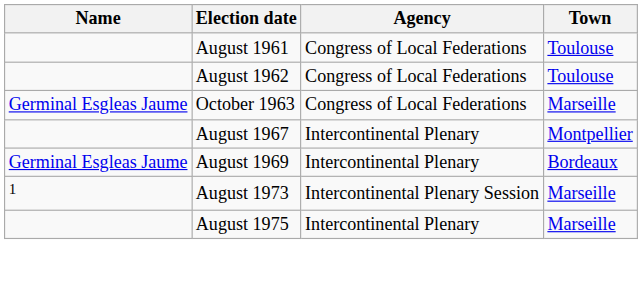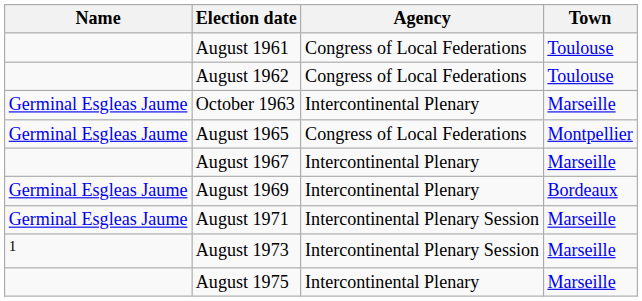(416, 104) Congress of Local Federations -> (392, 104) Intercontinental Plenary
+ row: (242, 133)
(590, 133) Montpellier -> (582, 162) Marseille
+ row: (242, 219)
